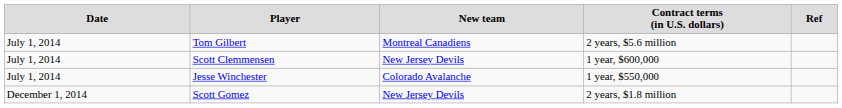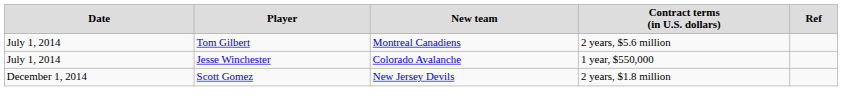- row: (234, 59)
